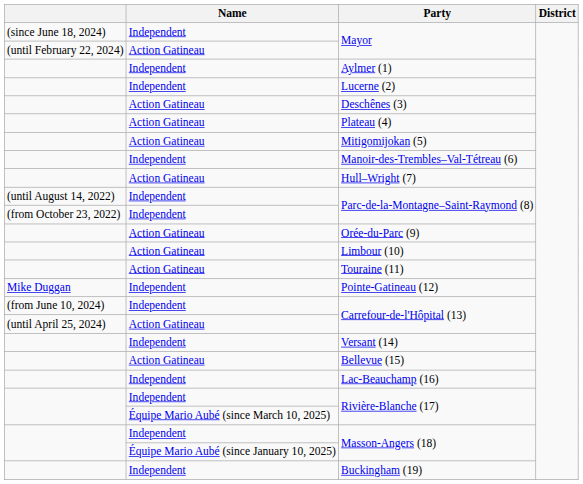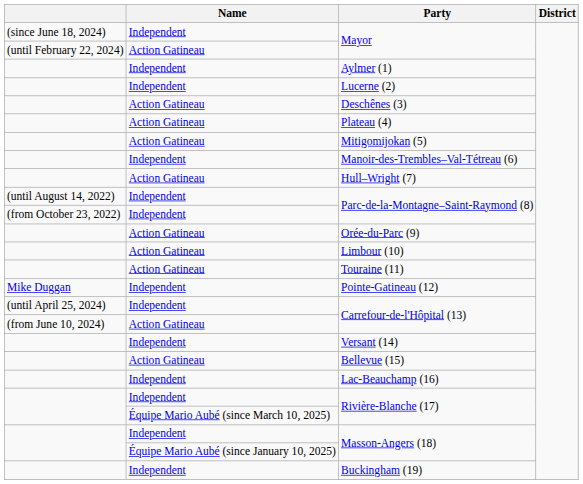(56, 305) (from June 10, 2024) -> (56, 305) (until April 25, 2024)
(56, 324) (until April 25, 2024) -> (56, 324) (from June 10, 2024)
